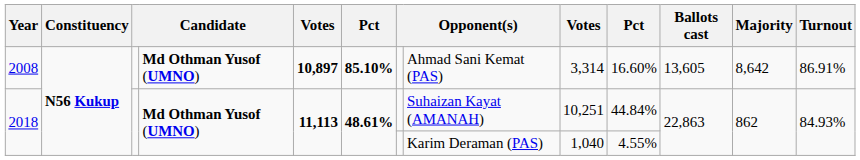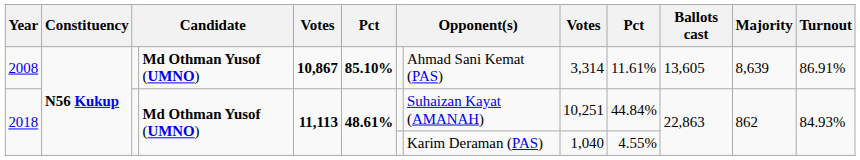(317, 67) 10,897 -> (317, 67) 10,867
(634, 67) 16.60% -> (634, 67) 11.61%
(752, 67) 8,642 -> (752, 67) 8,639
